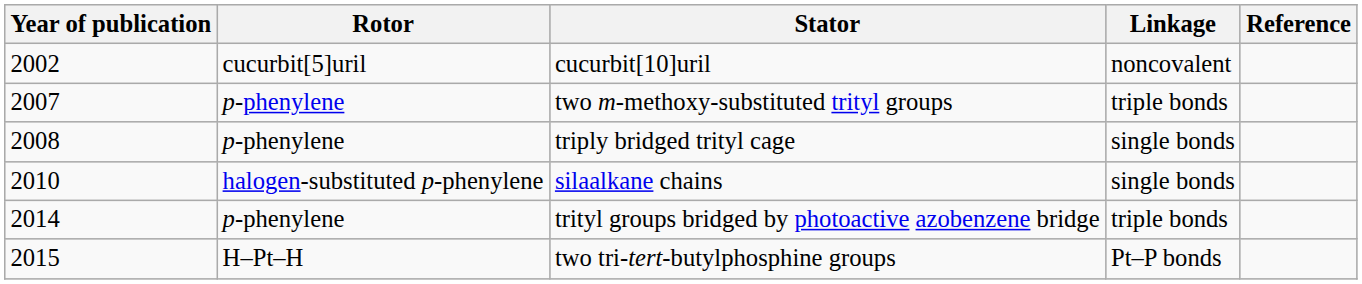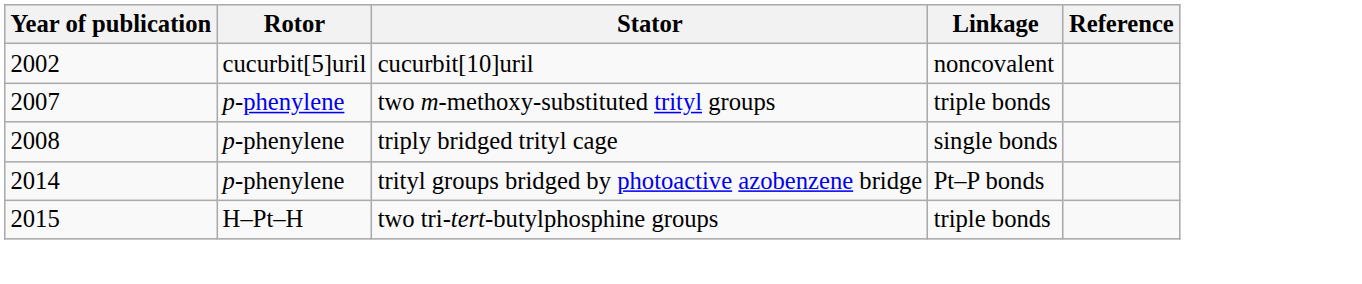- row: (639, 180)
(1169, 219) triple bonds -> (989, 180) Pt–P bonds
(1166, 258) Pt–P bonds -> (992, 219) triple bonds
